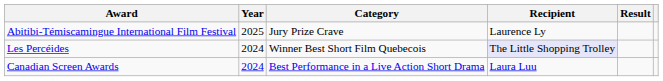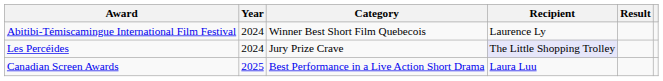(253, 31) 2025 -> (253, 31) 2024
(306, 31) Jury Prize Crave -> (347, 31) Winner Best Short Film Quebecois
(347, 48) Winner Best Short Film Quebecois -> (306, 48) Jury Prize Crave
(253, 66) 2024 -> (253, 66) 2025
